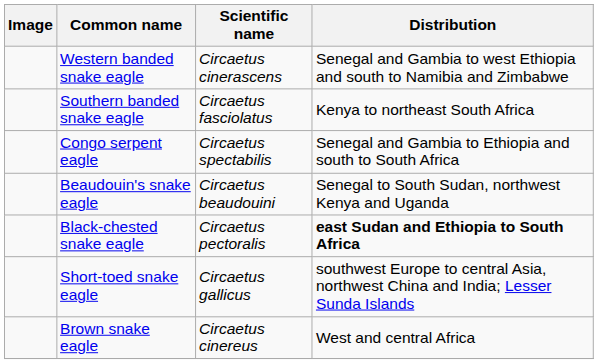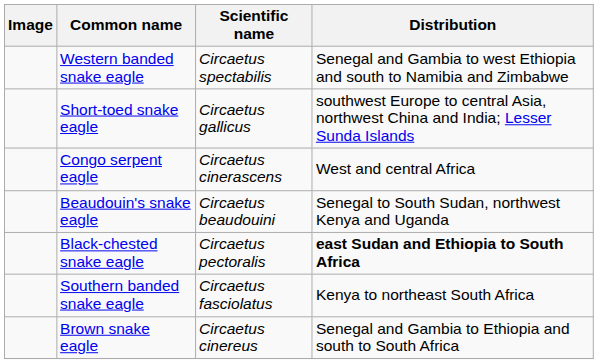(241, 67) Circaetus cinerascens -> (235, 67) Circaetus spectabilis
rows swapped: (120, 109) <-> (119, 286)
(235, 151) Circaetus spectabilis -> (241, 169) Circaetus cinerascens
(443, 151) Senegal and Gambia to Ethiopia and south to South Africa -> (396, 169) West and central Africa
(396, 337) West and central Africa -> (443, 337) Senegal and Gambia to Ethiopia and south to South Africa
